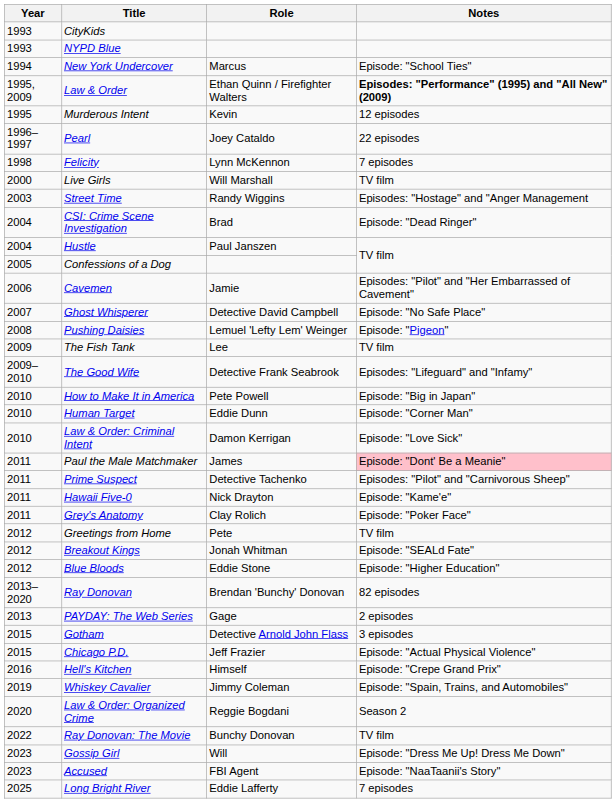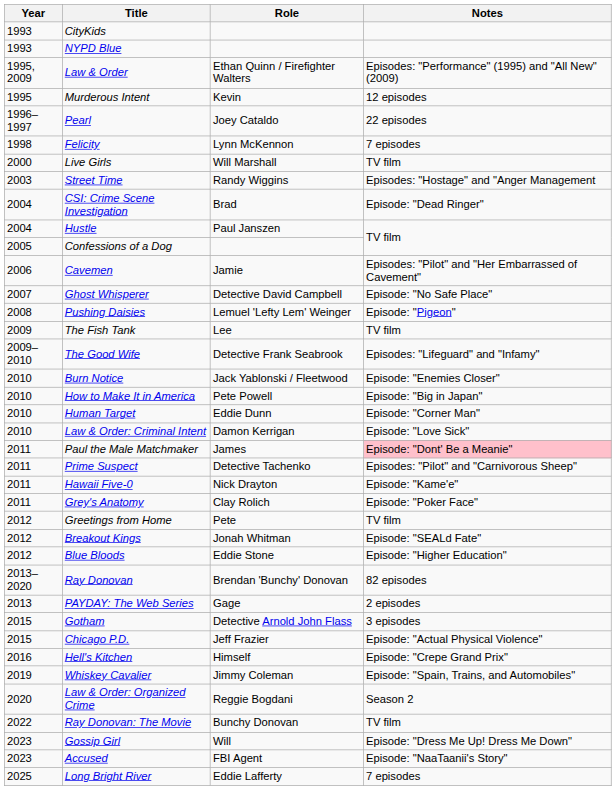- row: (118, 66)
(483, 90) bold -> (481, 72) normal
+ row: (94, 378)
